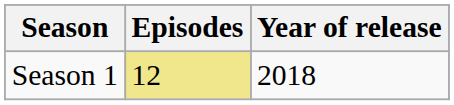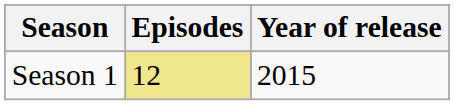(287, 74) 2018 -> (287, 74) 2015
